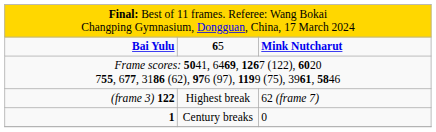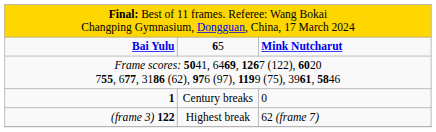rows swapped: (143, 98) <-> (172, 117)
